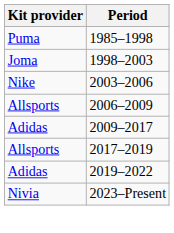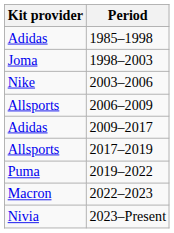(24, 37) Puma -> (28, 37) Adidas
(28, 171) Adidas -> (24, 171) Puma
+ row: (121, 194)
